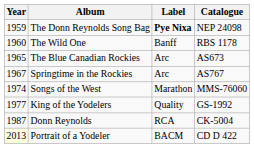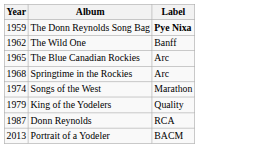- column: (222, 12)
(16, 43) 1960 -> (16, 43) 1962
(16, 74) 1967 -> (16, 74) 1968
(16, 105) 1977 -> (16, 105) 1979
(16, 136) lightyellow background -> (16, 136) no background
